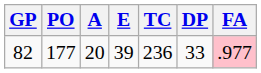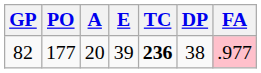(158, 51) normal -> (158, 51) bold
(195, 51) 33 -> (195, 51) 38
